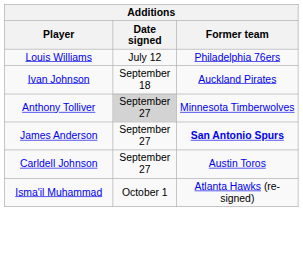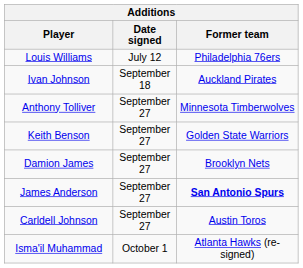(145, 107) lightgrey background -> (145, 107) no background
+ row: (59, 136)
+ row: (59, 164)
